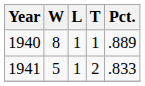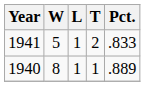rows swapped: (24, 42) <-> (24, 68)
